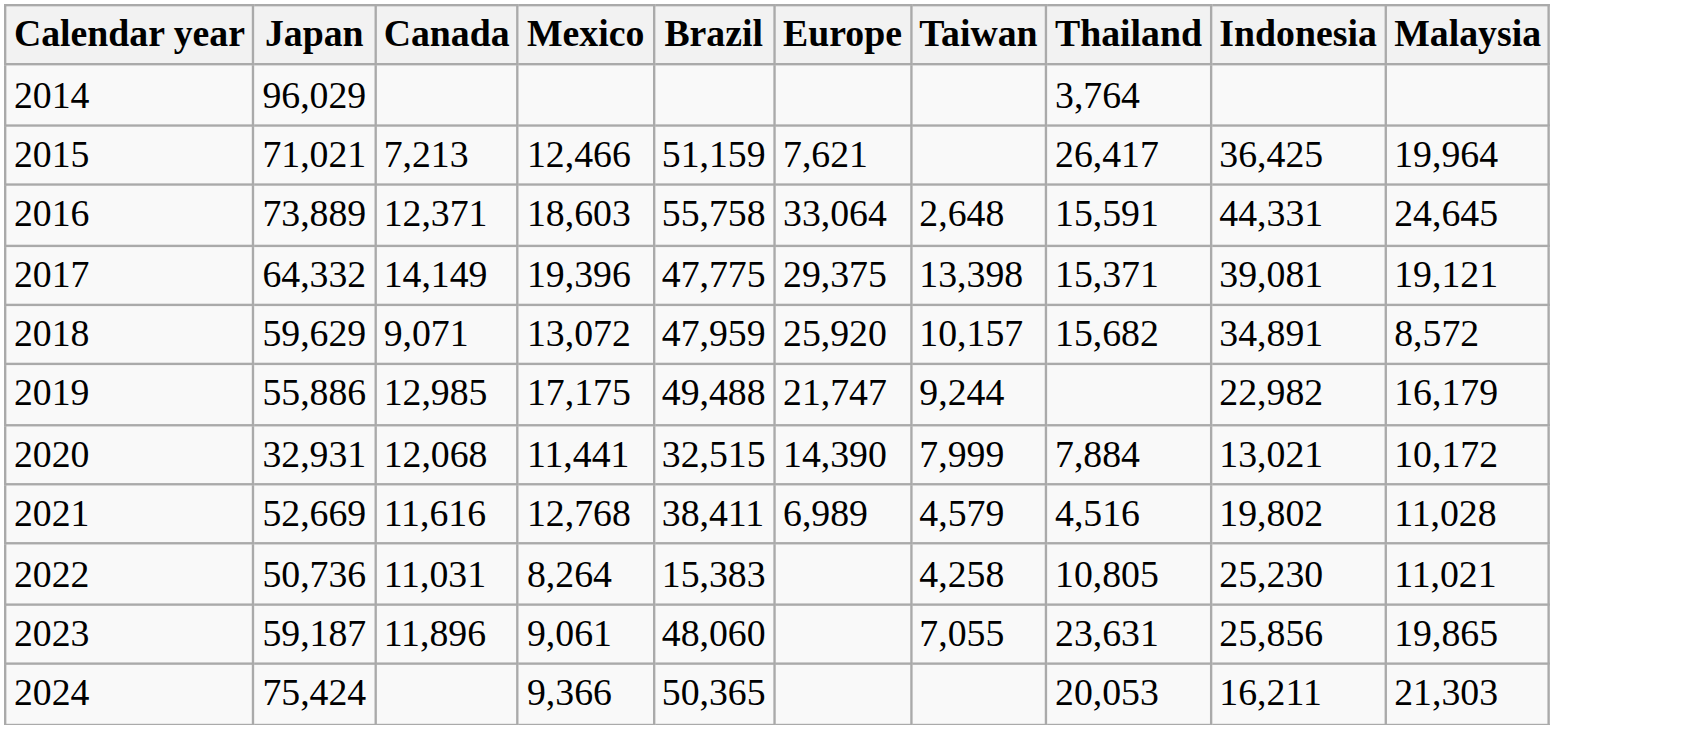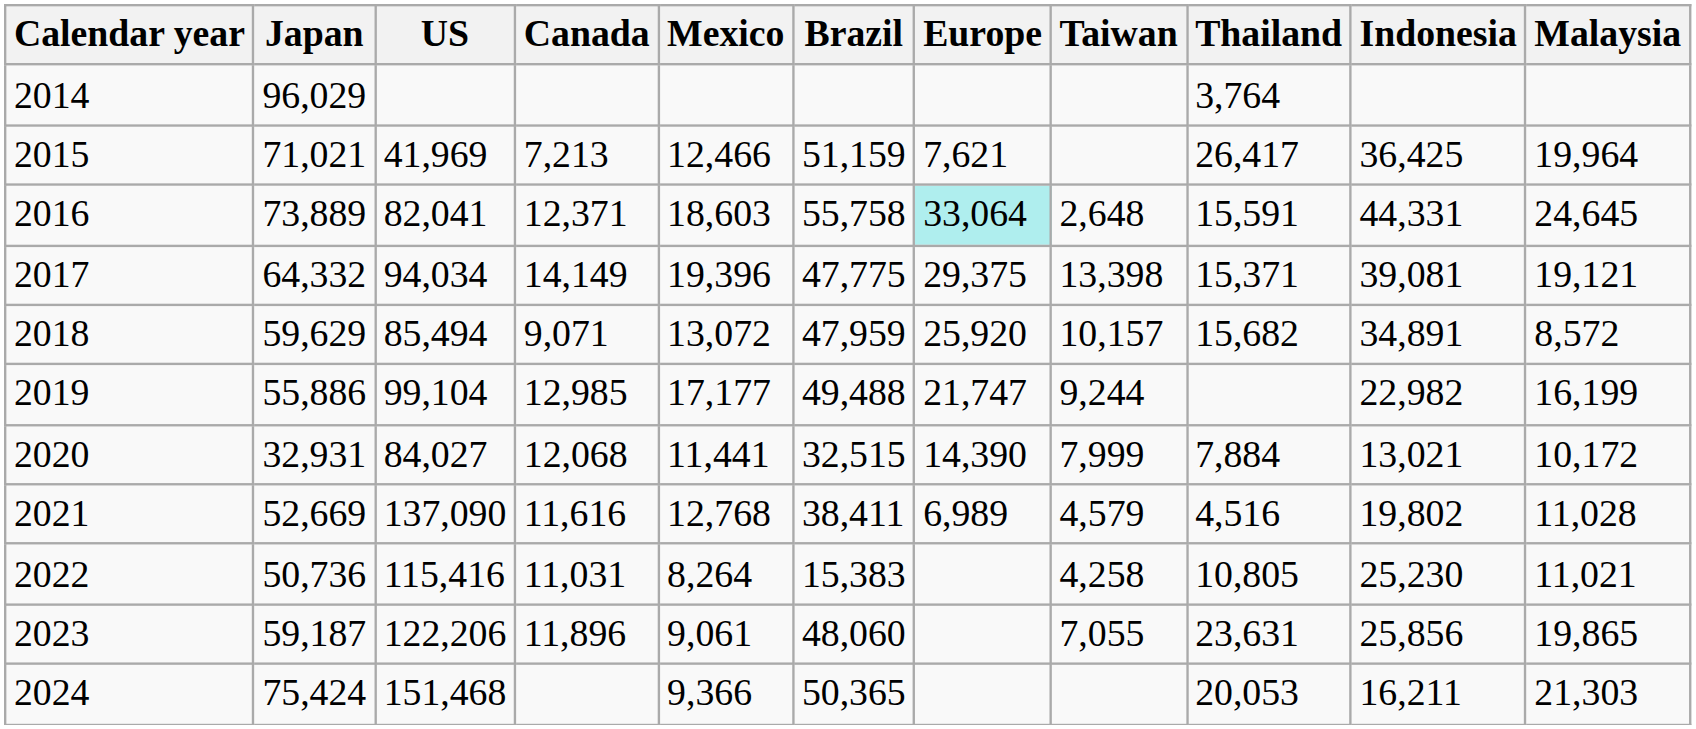+ column: (445, 34)
(835, 214) no background -> (975, 214) paleturquoise background
(579, 393) 17,175 -> (719, 393) 17,177
(1446, 393) 16,179 -> (1586, 393) 16,199
